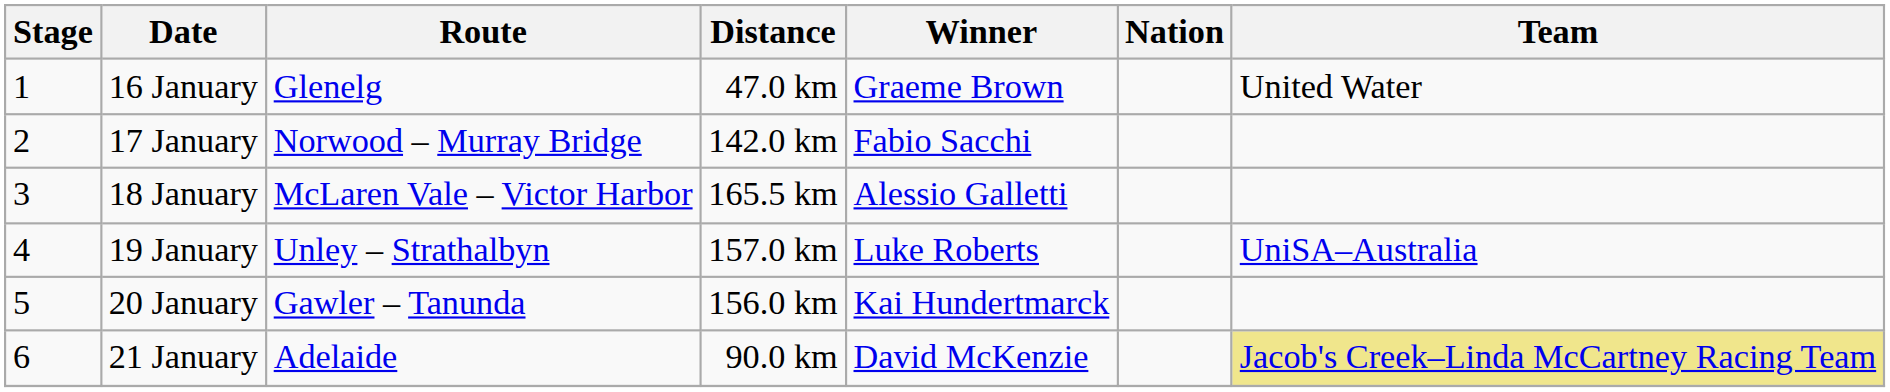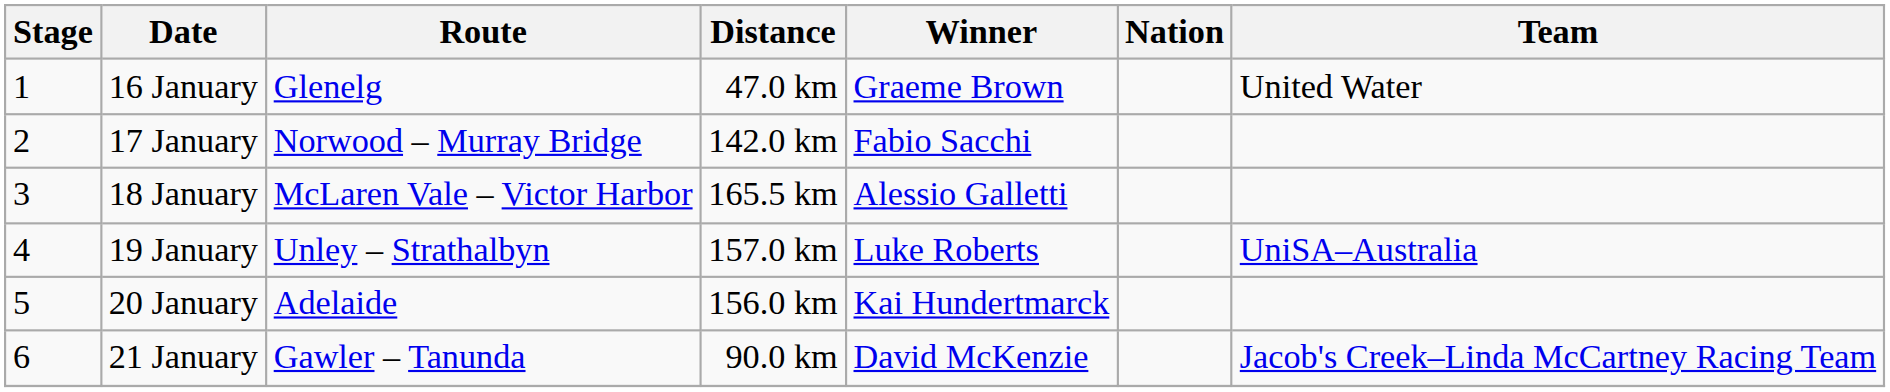(400, 303) Gawler – Tanunda -> (335, 303) Adelaide
(335, 357) Adelaide -> (400, 357) Gawler – Tanunda
(1558, 357) khaki background -> (1558, 357) no background
